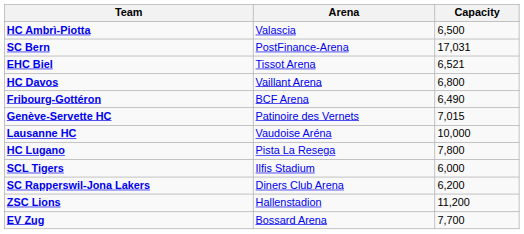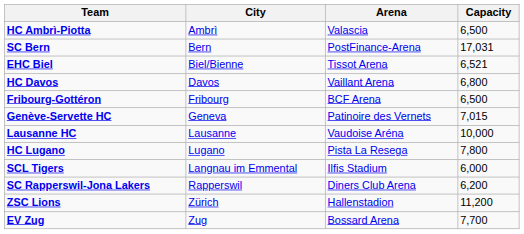+ column: (255, 13)
(451, 99) 6,490 -> (474, 99) 6,500
